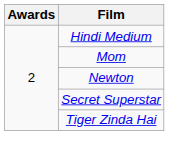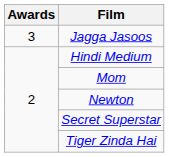+ row: (111, 36)
